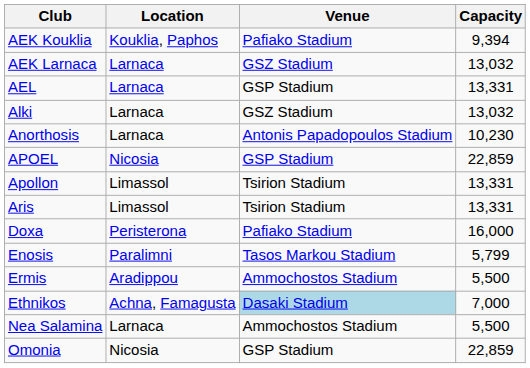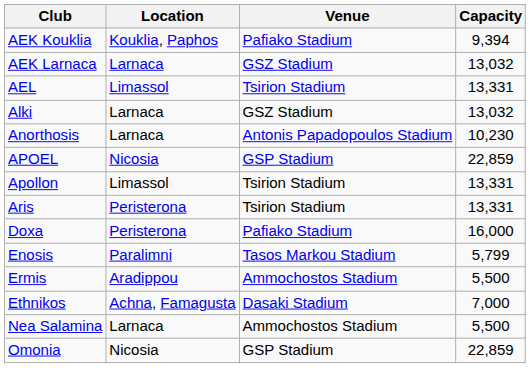(137, 87) Larnaca -> (139, 87) Limassol
(288, 87) GSP Stadium -> (294, 87) Tsirion Stadium
(139, 207) Limassol -> (148, 207) Peristerona
(295, 302) lightblue background -> (295, 302) no background
